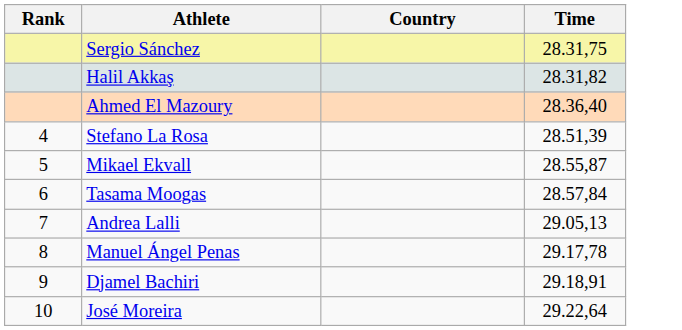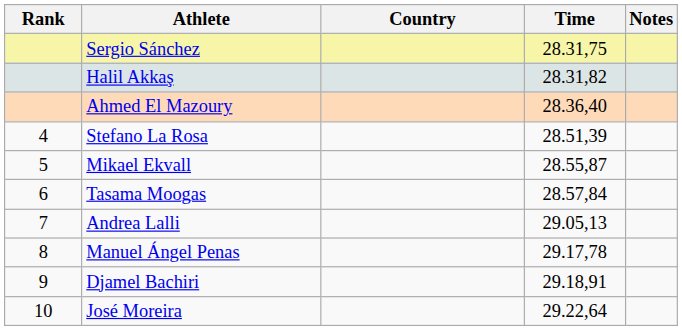+ column: (651, 19)
